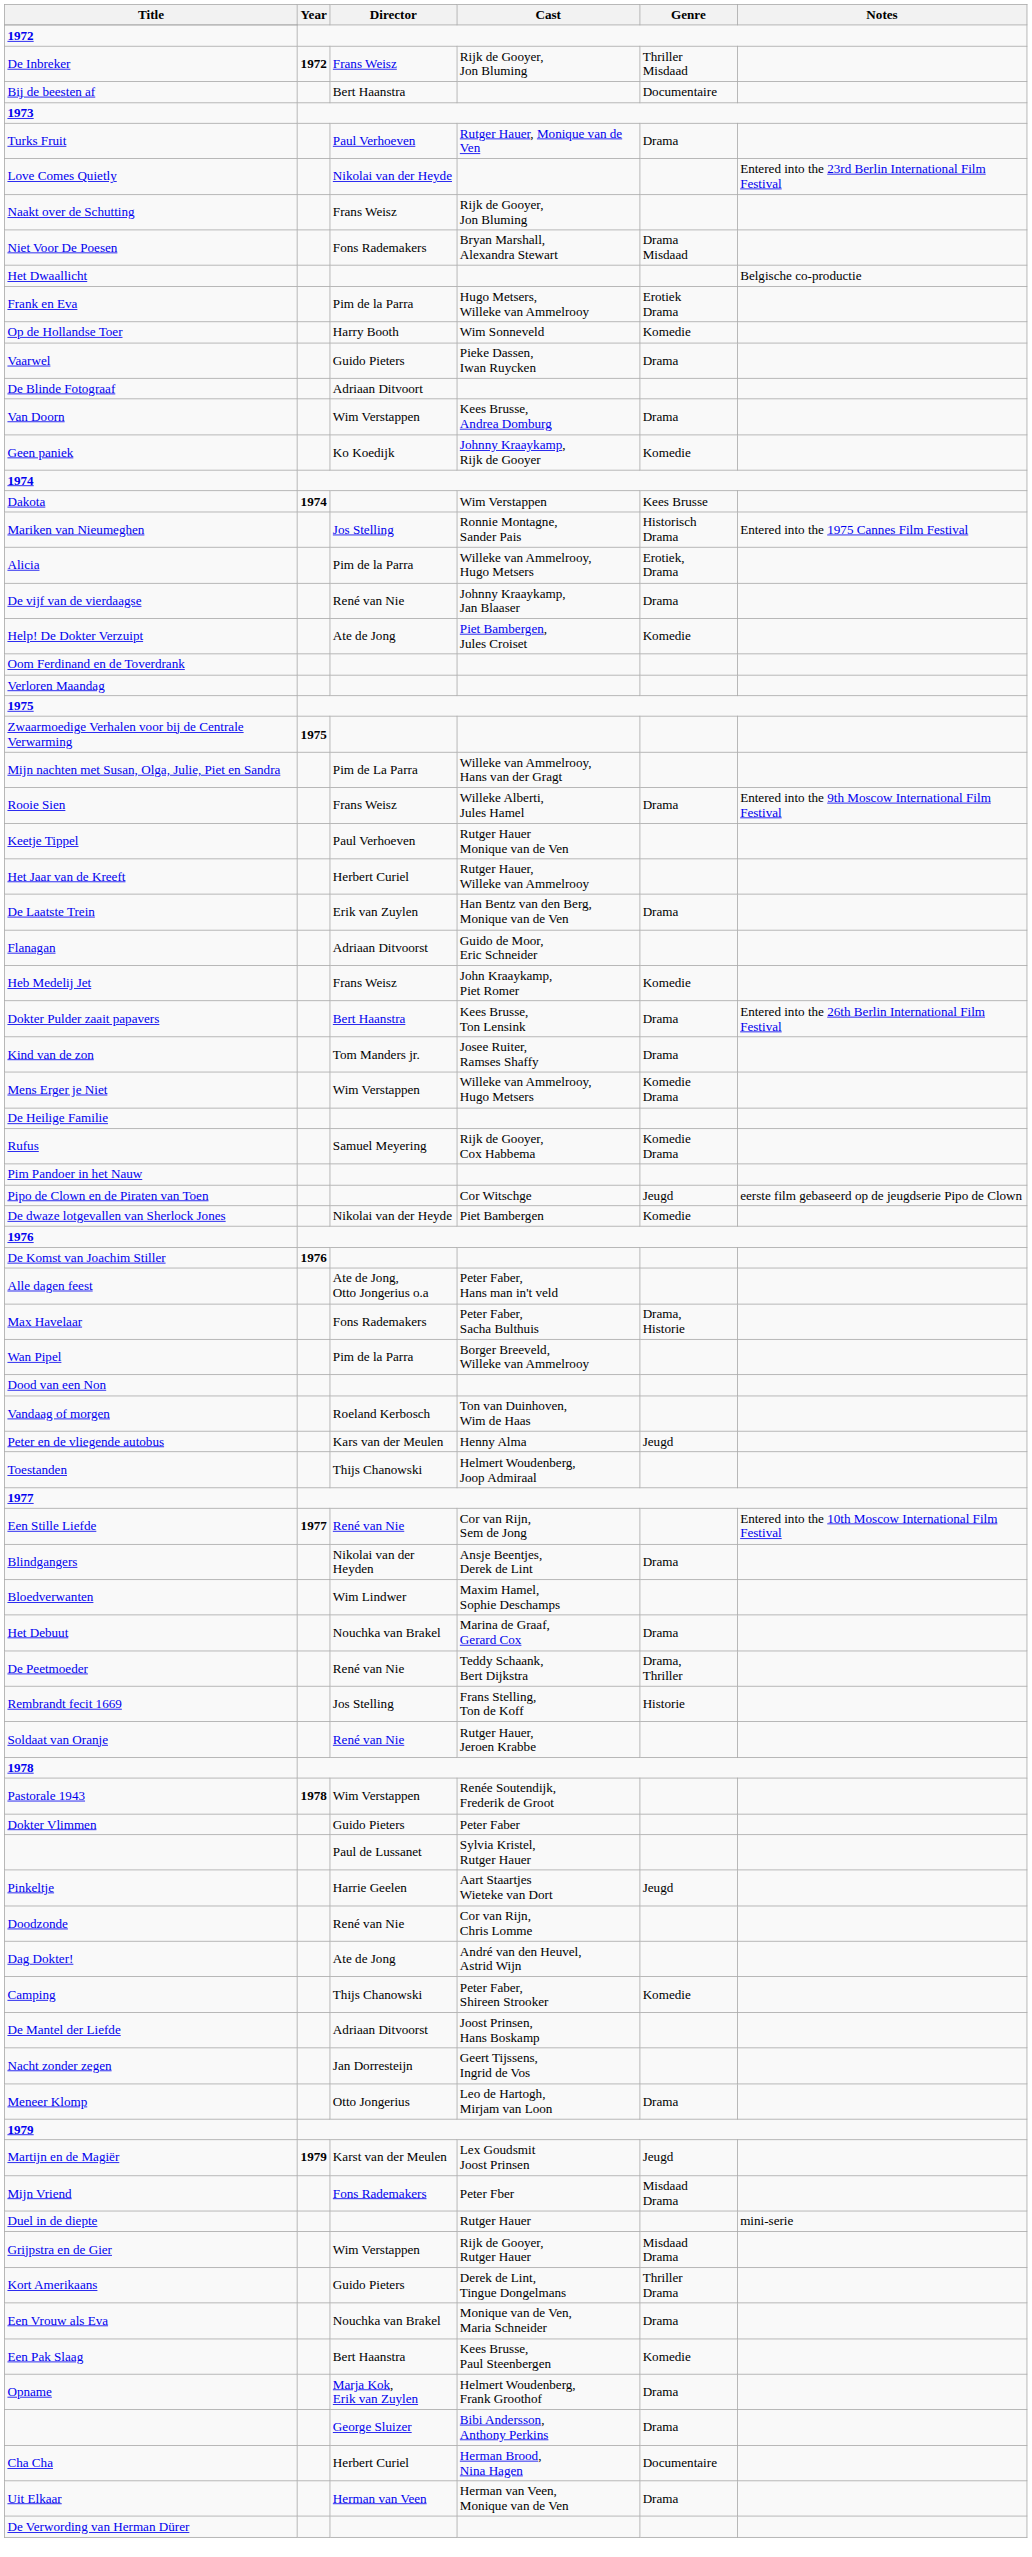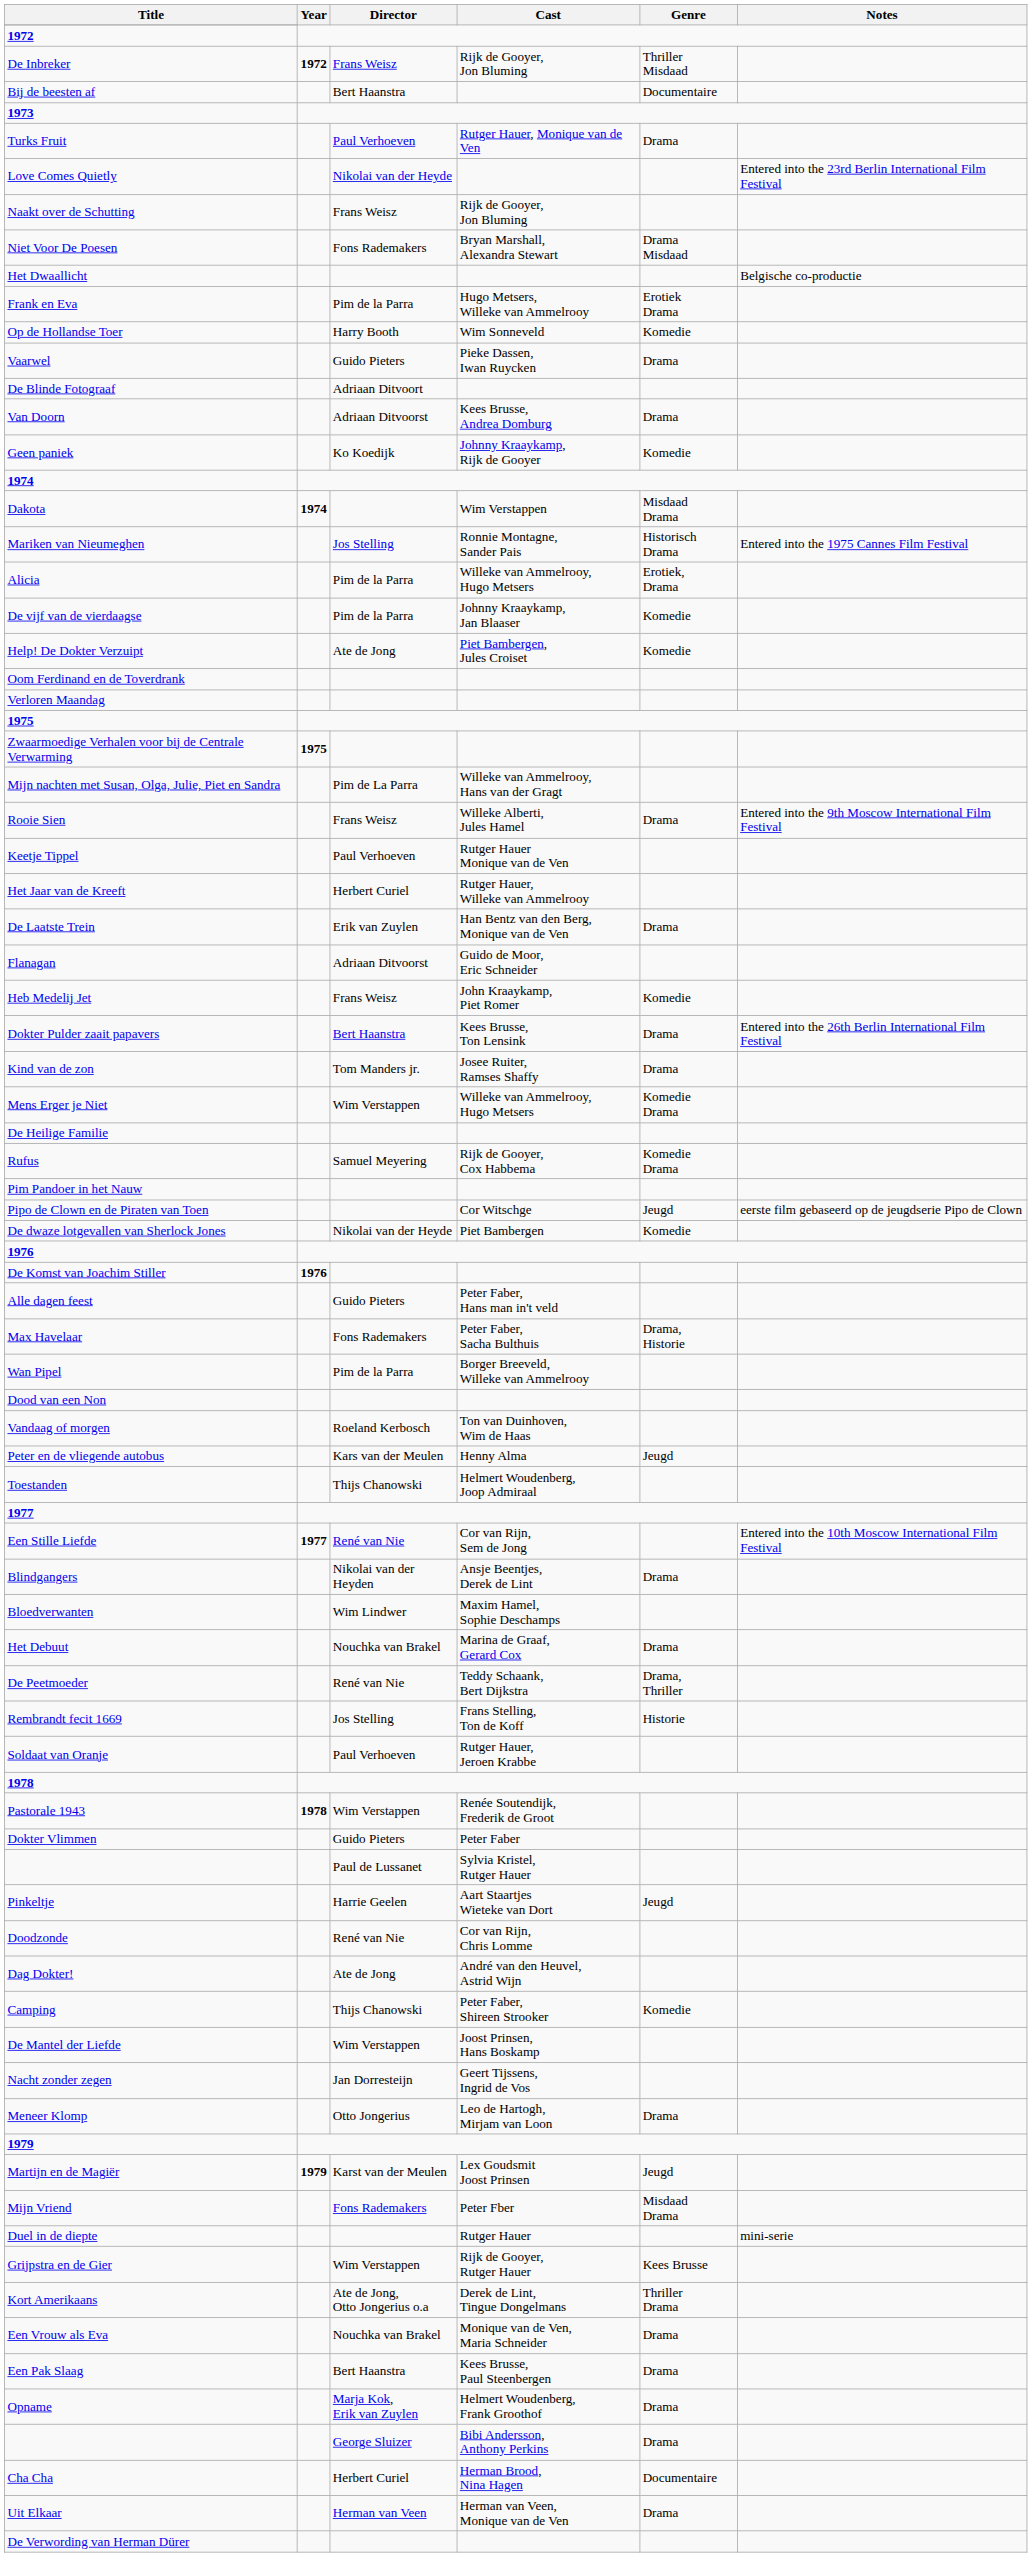(376, 416) Wim Verstappen -> (380, 416) Adriaan Ditvoorst
(675, 501) Kees Brusse -> (665, 508) Misdaad Drama
(369, 600) René van Nie -> (373, 615) Pim de la Parra
(660, 600) Drama -> (667, 615) Komedie
(381, 1286) Ate de Jong, Otto Jongerius o.a -> (369, 1300) Guido Pieters
(369, 1739) René van Nie -> (374, 1754) Paul Verhoeven
(380, 2030) Adriaan Ditvoorst -> (376, 2045) Wim Verstappen
(665, 2249) Misdaad Drama -> (675, 2264) Kees Brusse
(369, 2285) Guido Pieters -> (381, 2300) Ate de Jong, Otto Jongerius o.a
(667, 2356) Komedie -> (660, 2371) Drama
